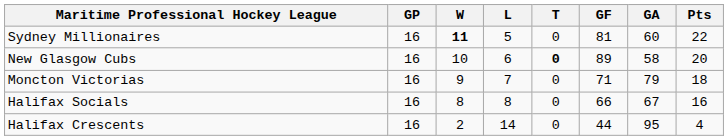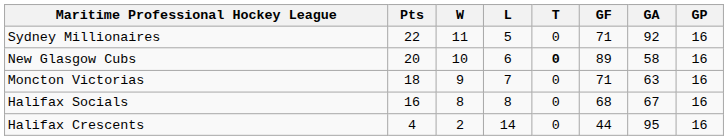columns swapped: (412, 15) <-> (700, 15)
(460, 37) bold -> (460, 37) normal
(604, 37) 81 -> (604, 37) 71
(652, 37) 60 -> (652, 37) 92
(652, 81) 79 -> (652, 81) 63
(604, 103) 66 -> (604, 103) 68
